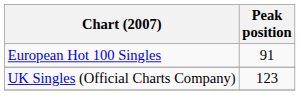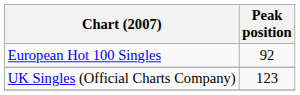(267, 55) 91 -> (267, 55) 92
